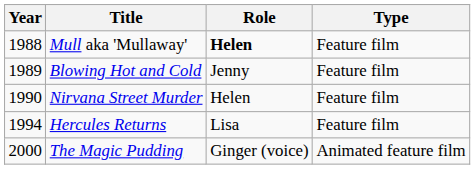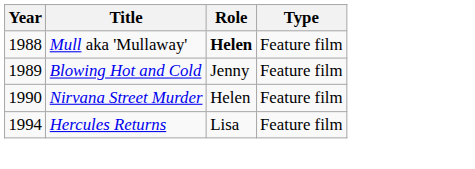- row: (116, 151)
